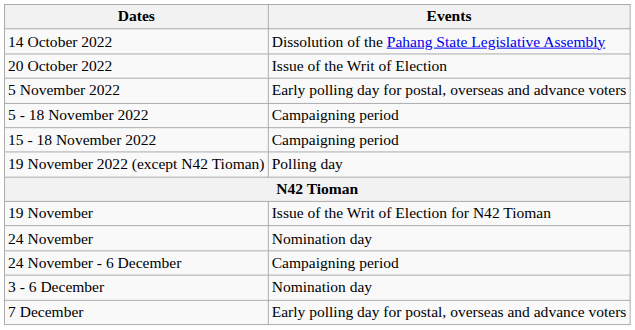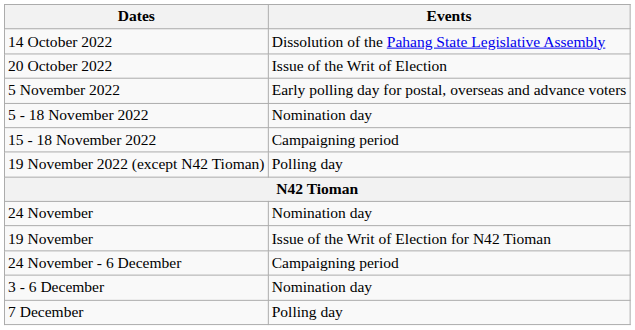(335, 115) Campaigning period -> (322, 115) Nomination day
rows swapped: (51, 213) <-> (51, 238)
(449, 312) Early polling day for postal, overseas and advance voters -> (307, 312) Polling day
